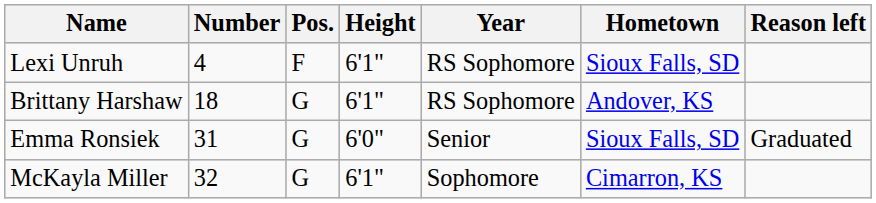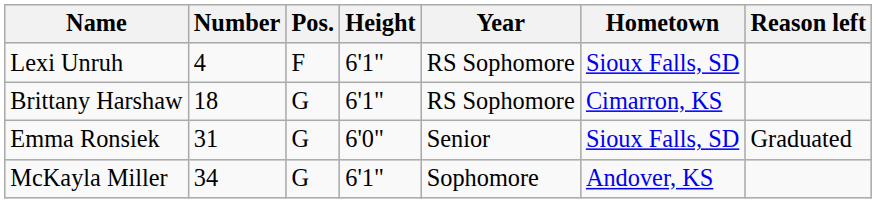(650, 100) Andover, KS -> (654, 100) Cimarron, KS
(206, 178) 32 -> (206, 178) 34
(654, 178) Cimarron, KS -> (650, 178) Andover, KS
